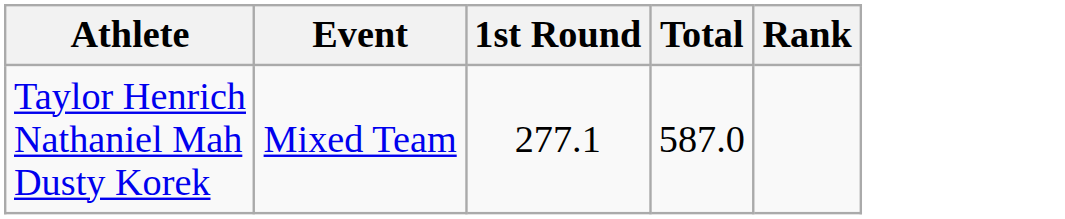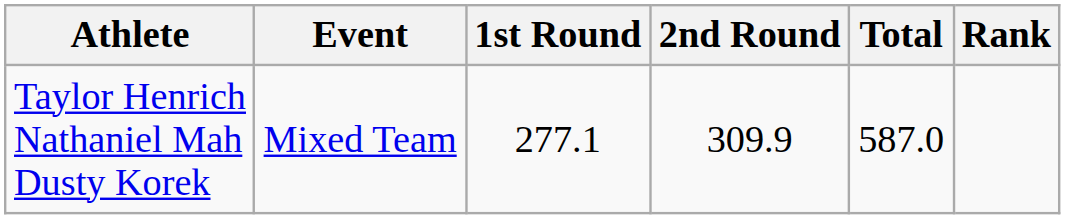+ column: (750, 34)
